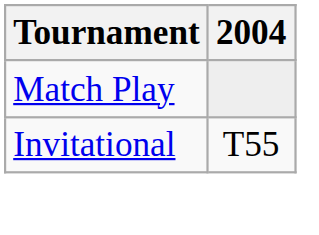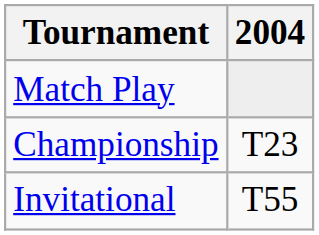+ row: (116, 144)
